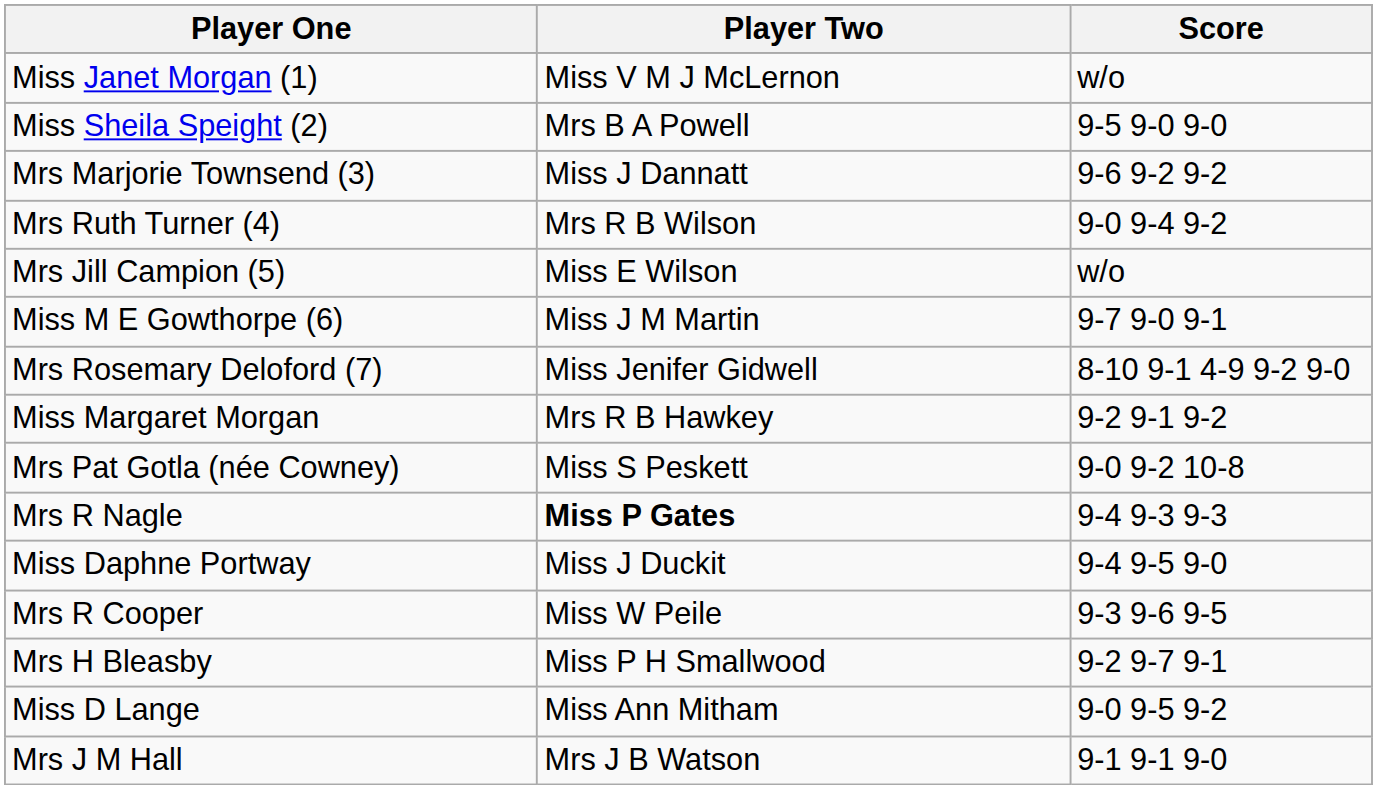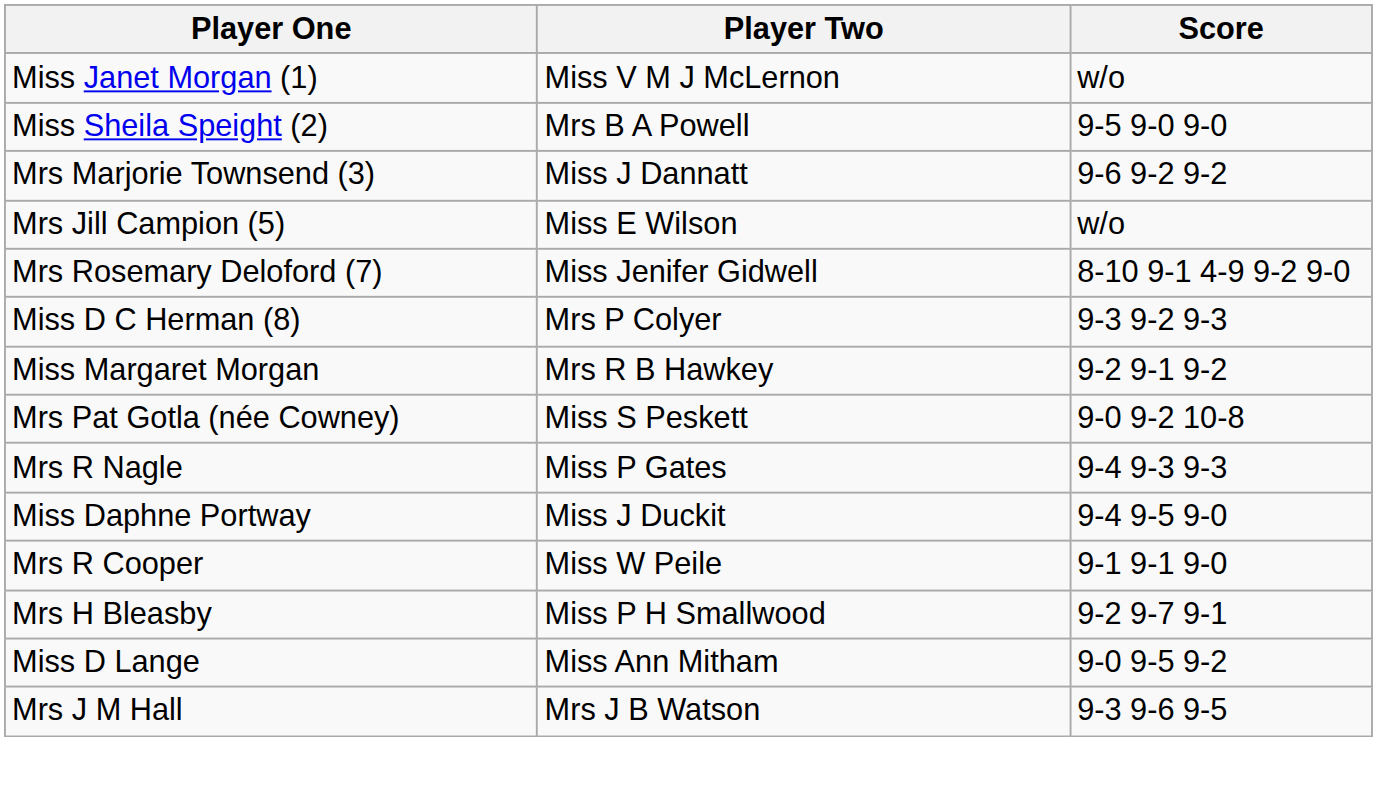- row: (146, 223)
- row: (178, 321)
+ row: (156, 321)
(640, 516) bold -> (636, 467) normal
(1152, 613) 9-3 9-6 9-5 -> (1152, 564) 9-1 9-1 9-0
(1152, 759) 9-1 9-1 9-0 -> (1152, 710) 9-3 9-6 9-5
